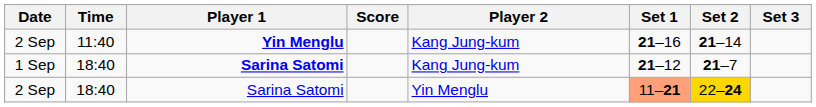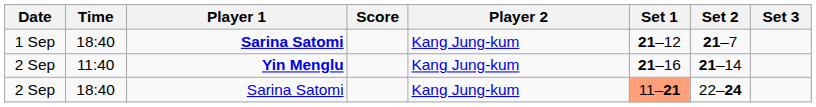rows swapped: (35, 66) <-> (35, 41)
(450, 90) Yin Menglu -> (465, 90) Kang Jung-kum
(720, 90) gold background -> (720, 90) no background
